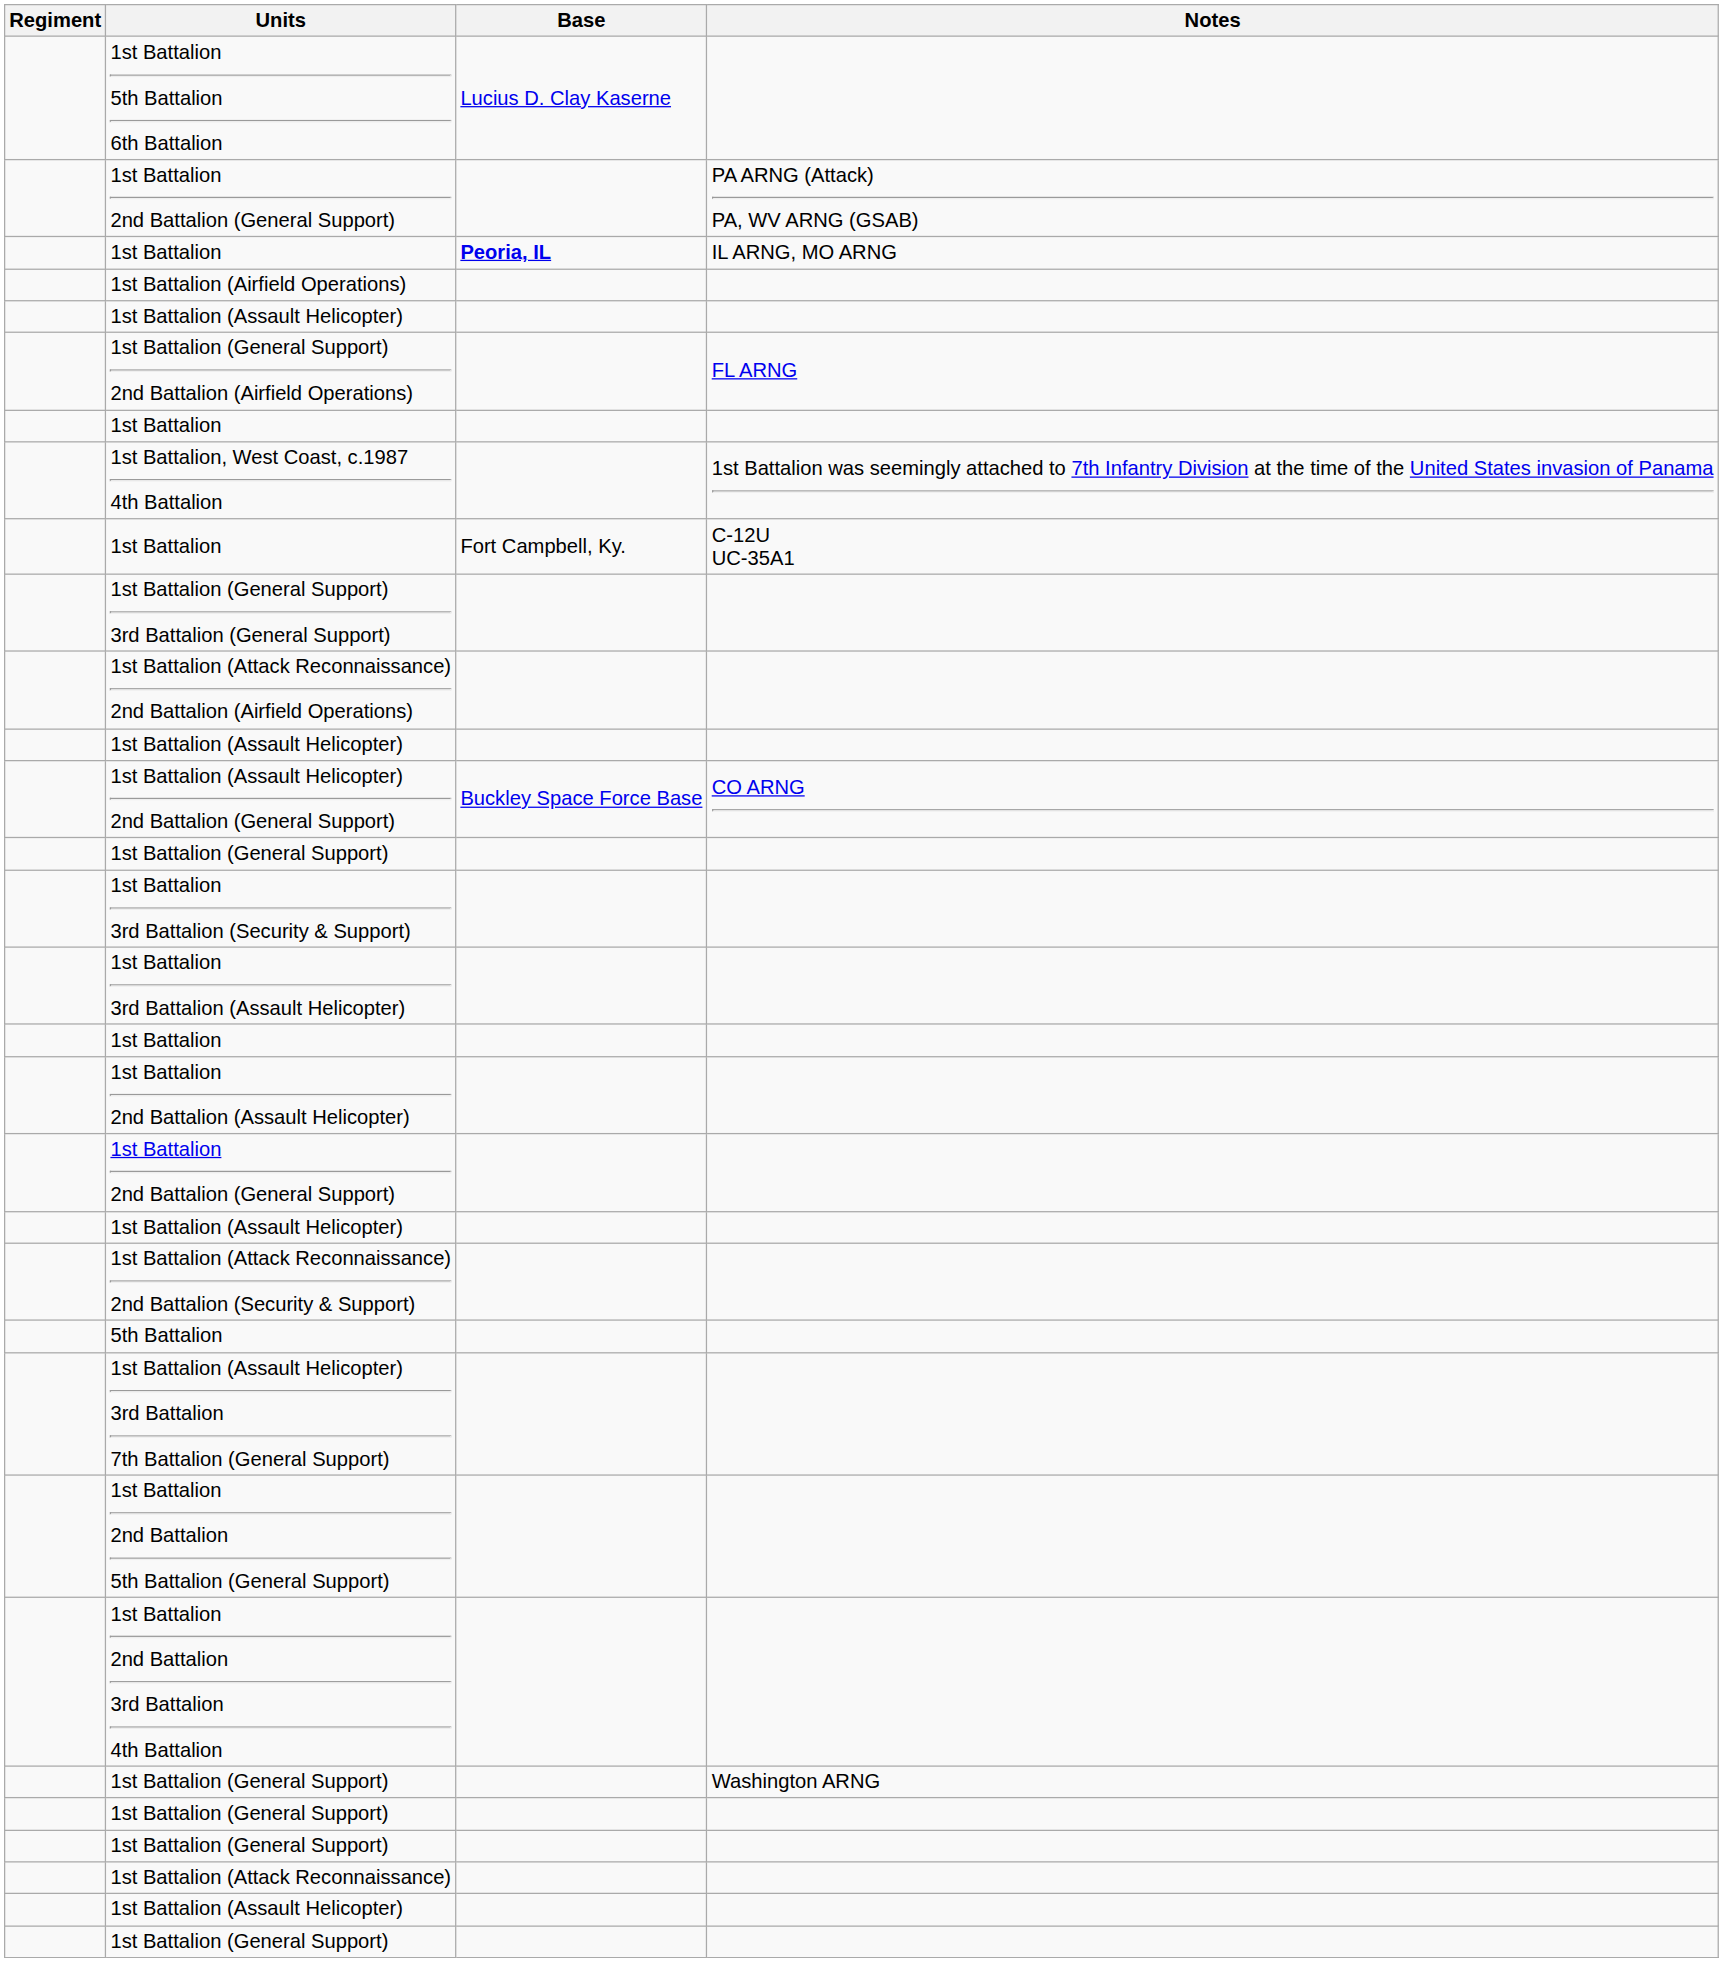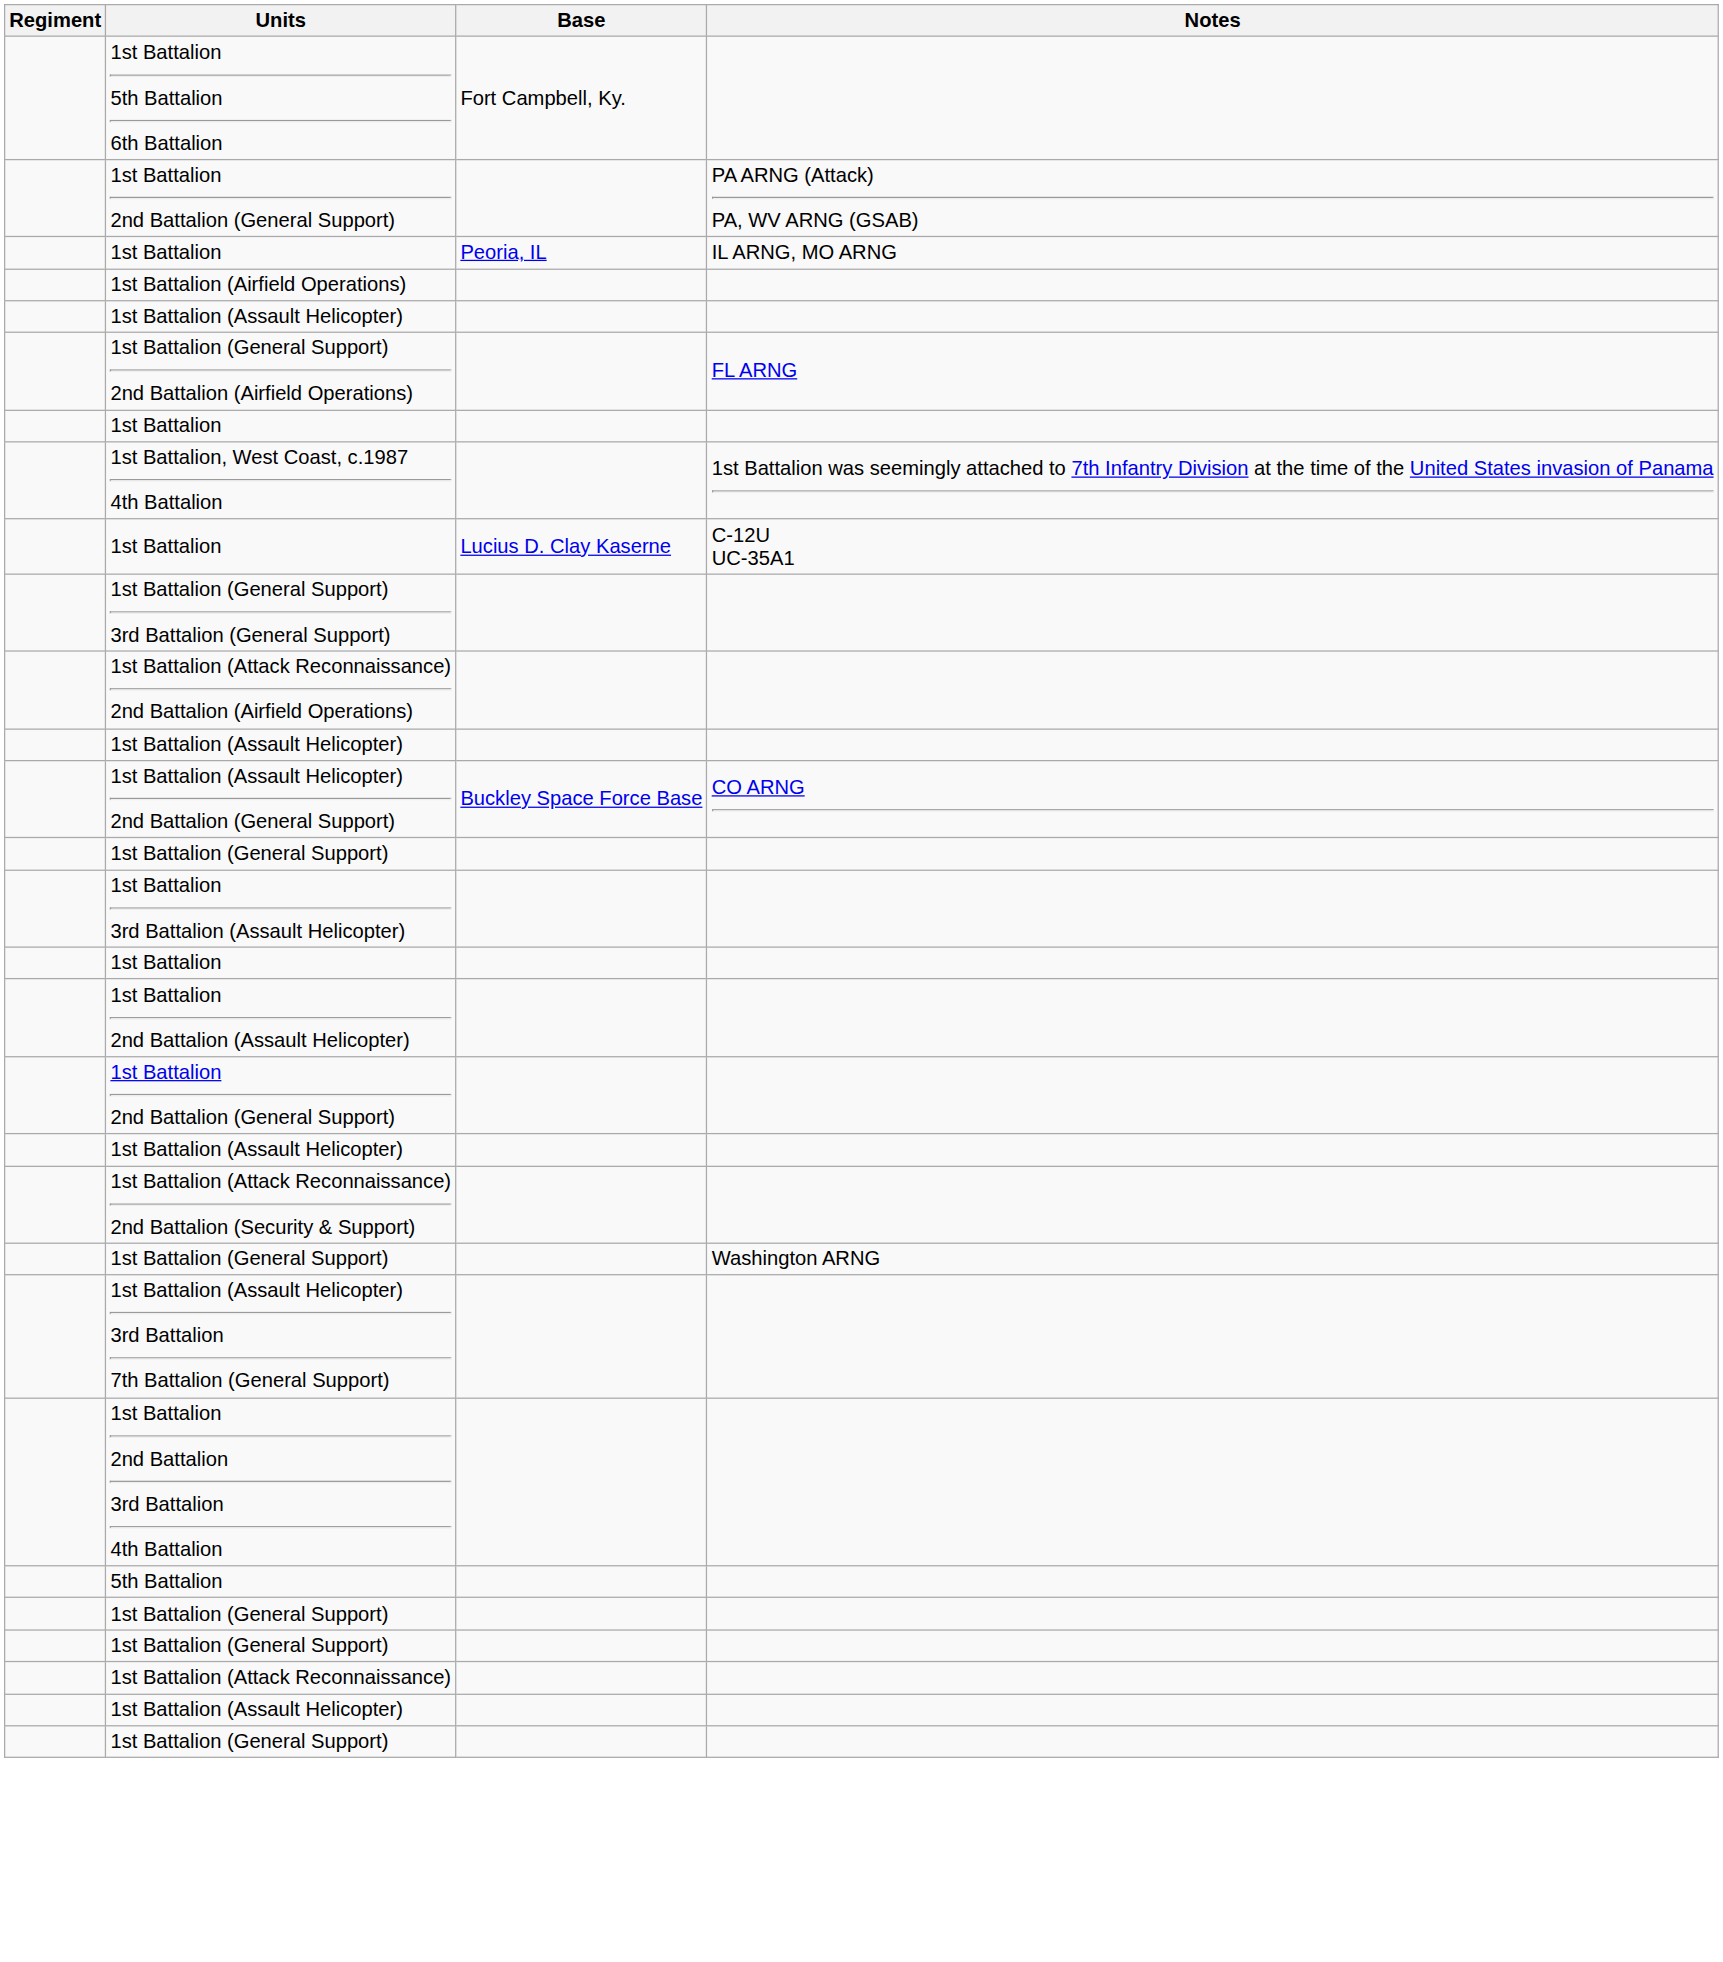(566, 97) Lucius D. Clay Kaserne -> (543, 97) Fort Campbell, Ky.
(506, 252) bold -> (504, 252) normal
(543, 546) Fort Campbell, Ky. -> (566, 546) Lucius D. Clay Kaserne
- row: (281, 908)
rows swapped: (166, 1336) <-> (249, 1781)
- row: (281, 1536)
